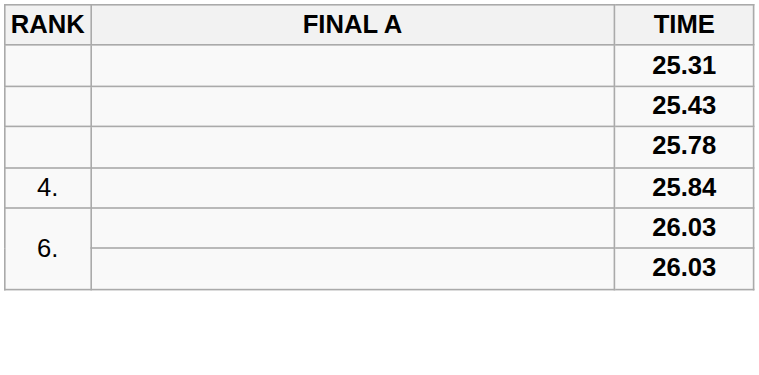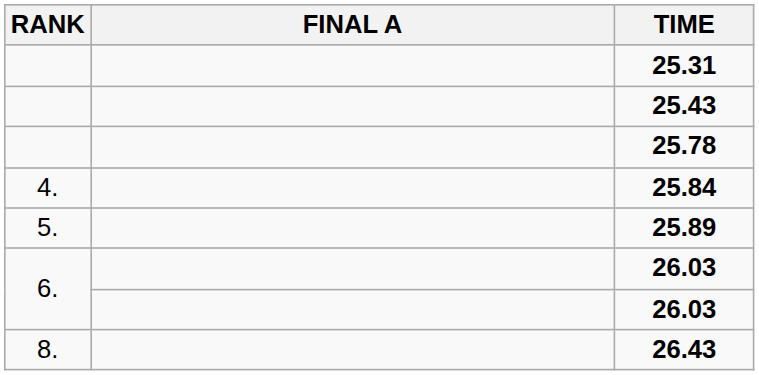+ row: (48, 227)
+ row: (48, 349)
